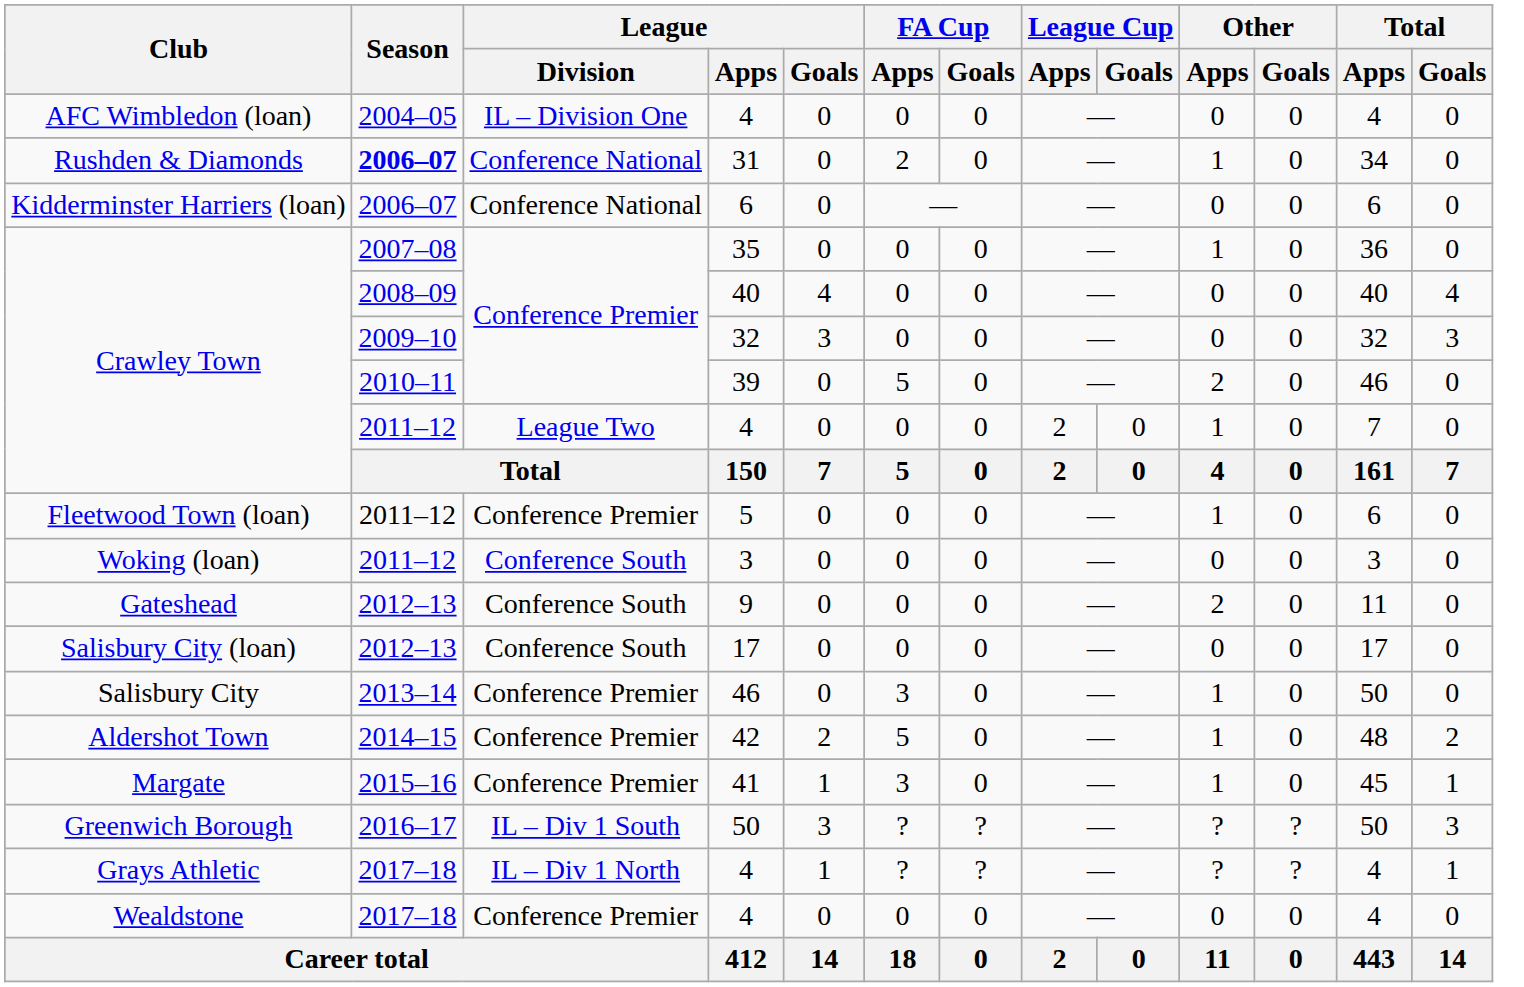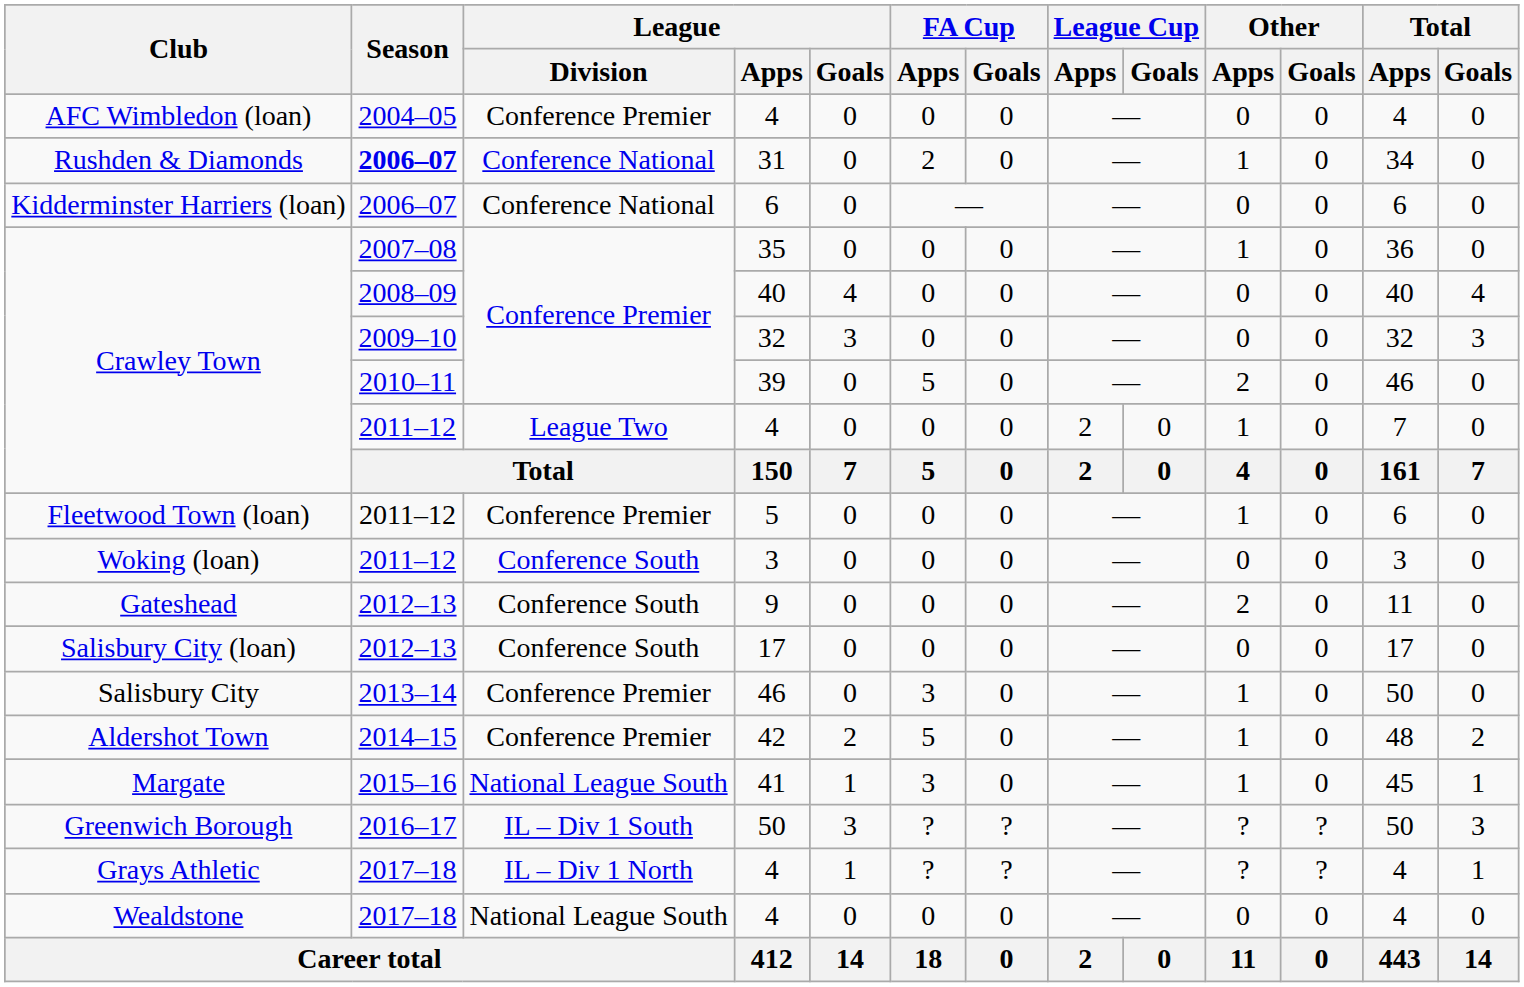(586, 115) IL – Division One -> (599, 115) Conference Premier
(586, 781) Conference Premier -> (599, 781) National League South
(586, 914) Conference Premier -> (599, 914) National League South
